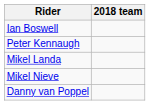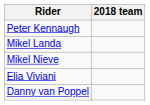- row: (32, 28)
+ row: (31, 76)
